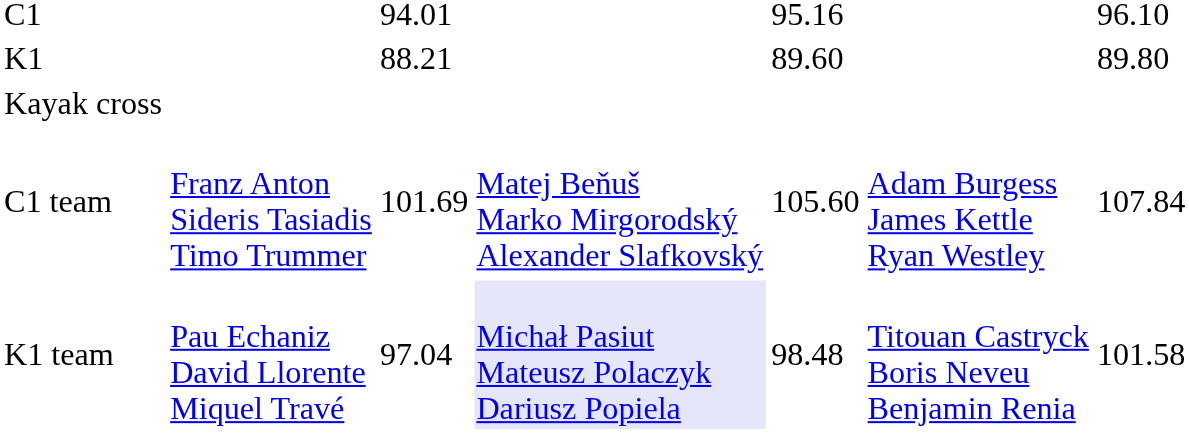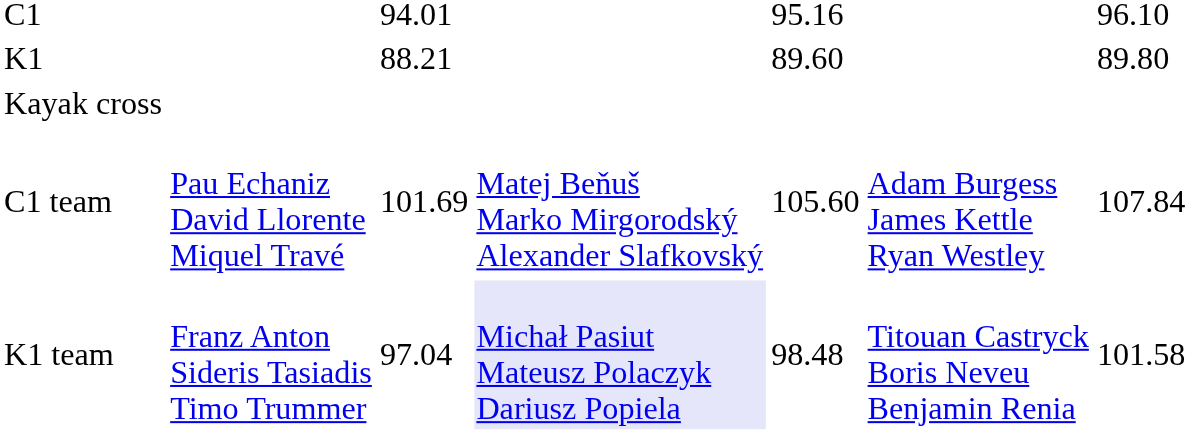(271, 219) Franz Anton Sideris Tasiadis Timo Trummer -> (268, 219) Pau Echaniz David Llorente Miquel Travé
(268, 372) Pau Echaniz David Llorente Miquel Travé -> (271, 372) Franz Anton Sideris Tasiadis Timo Trummer
